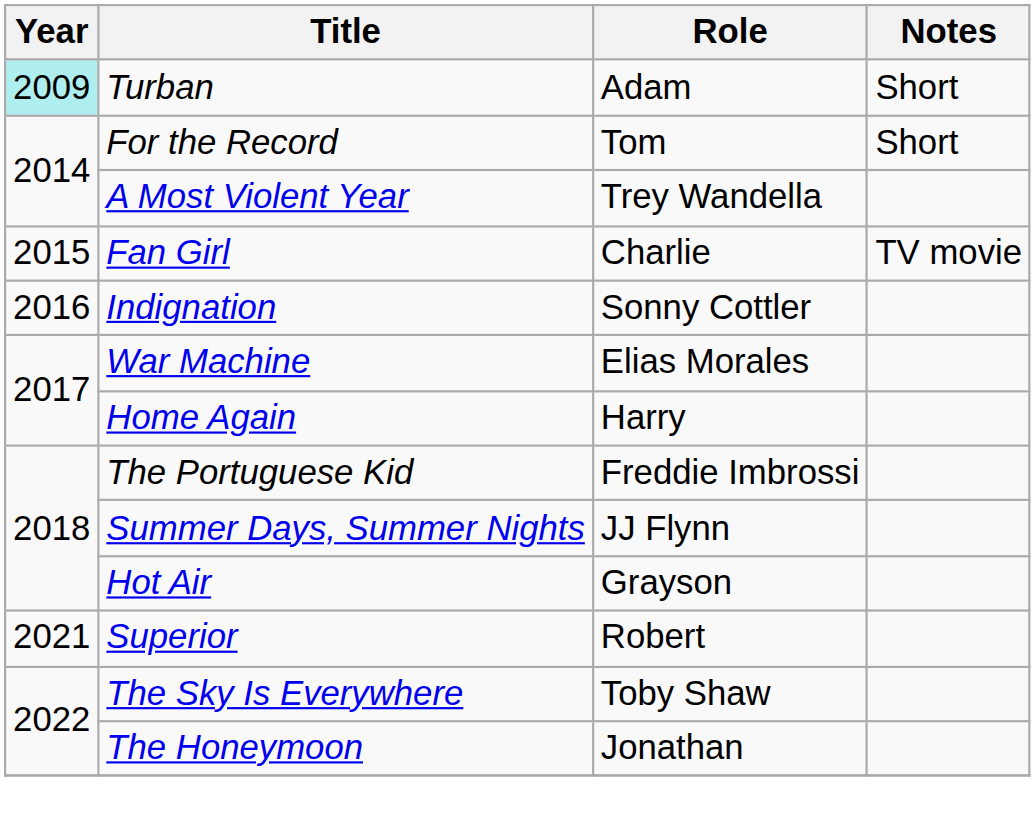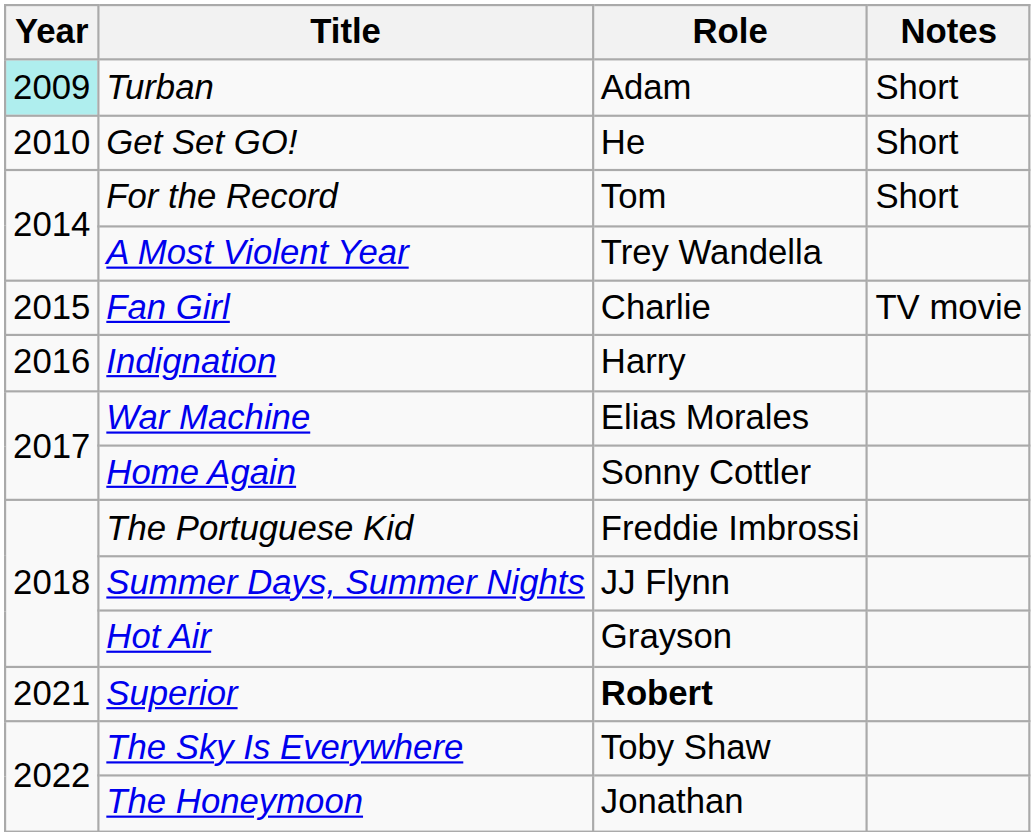+ row: (202, 142)
(706, 307) Sonny Cottler -> (643, 362) Harry
(643, 417) Harry -> (706, 472) Sonny Cottler
(653, 637) normal -> (657, 692) bold
